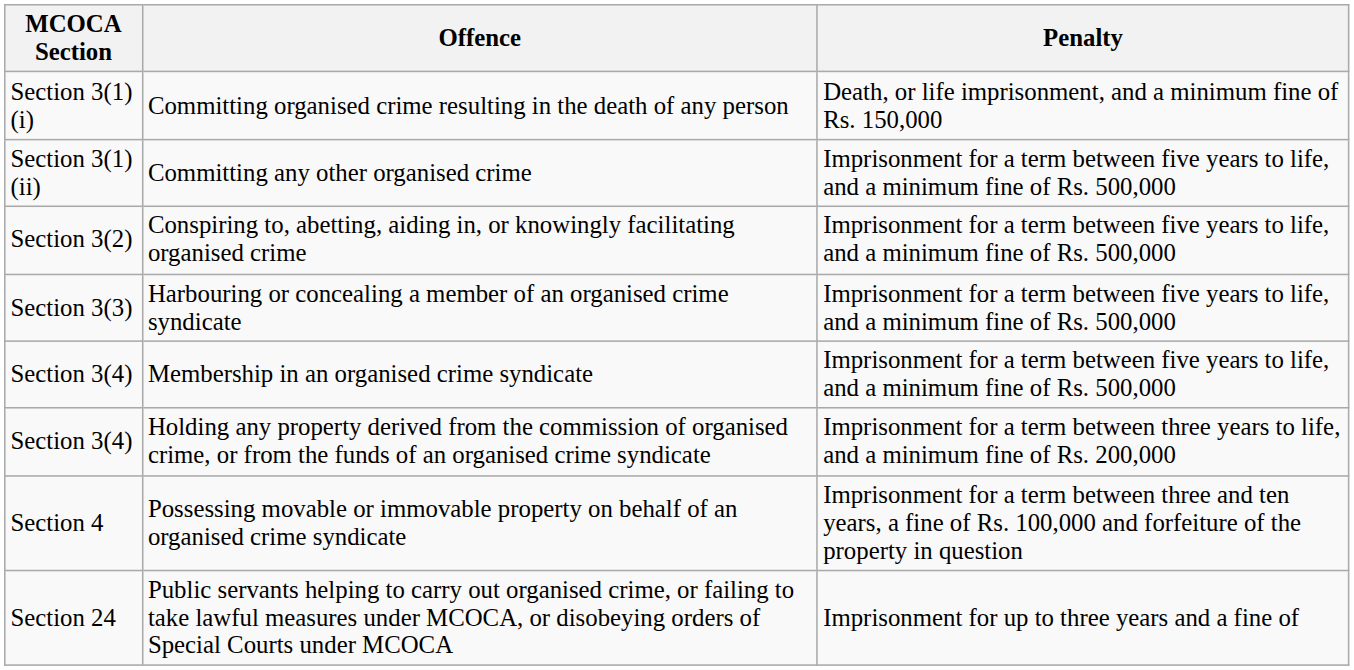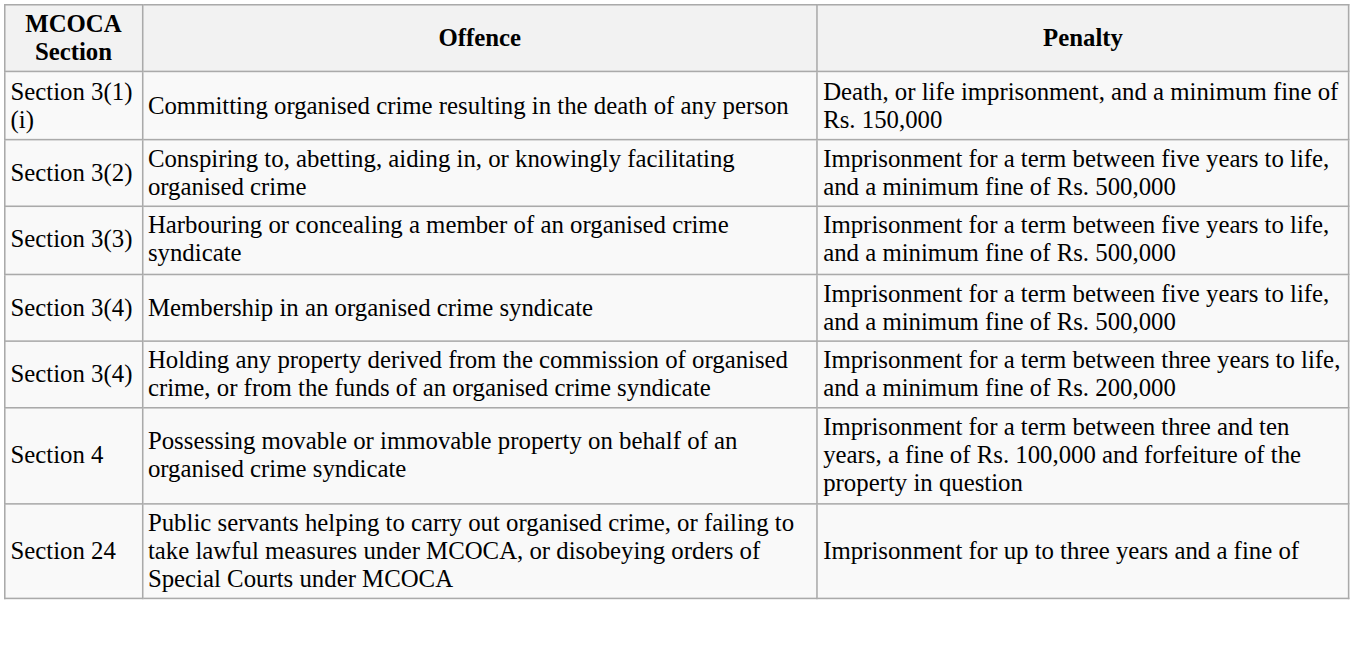- row: (340, 172)
